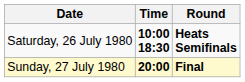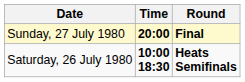rows swapped: (70, 40) <-> (66, 67)
